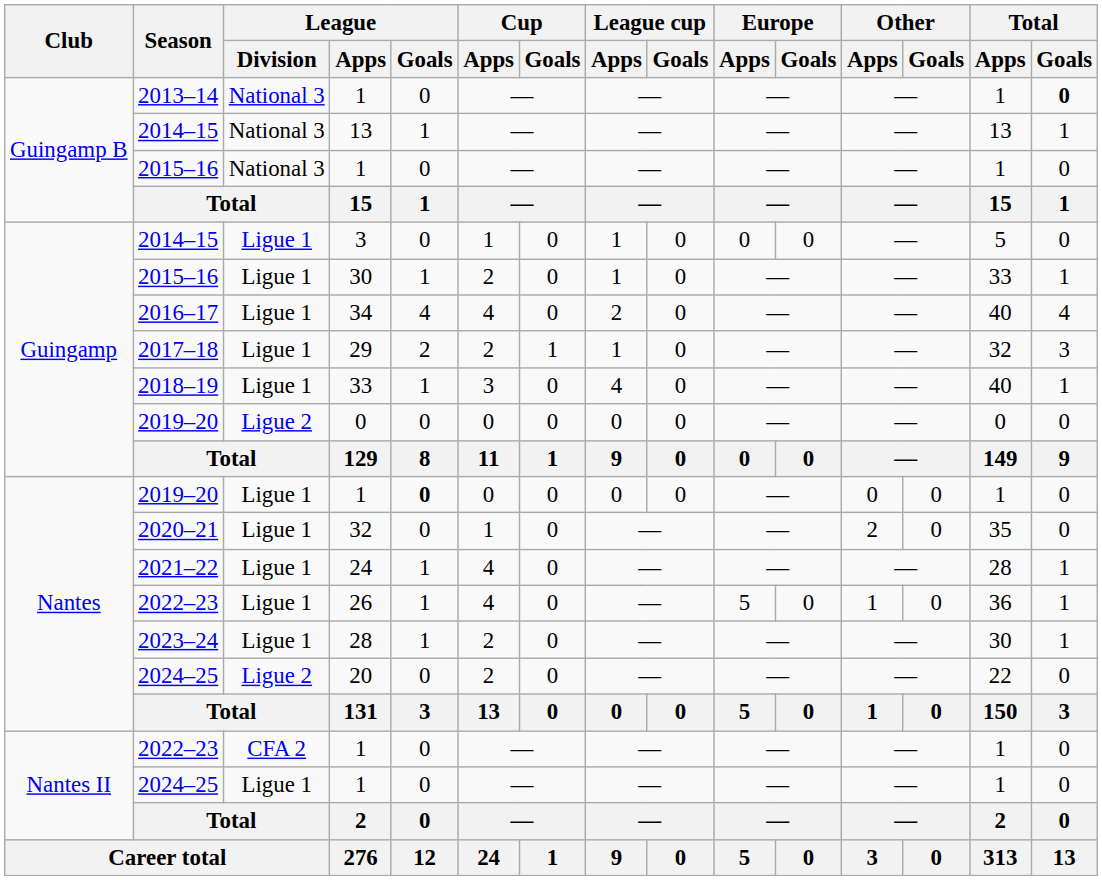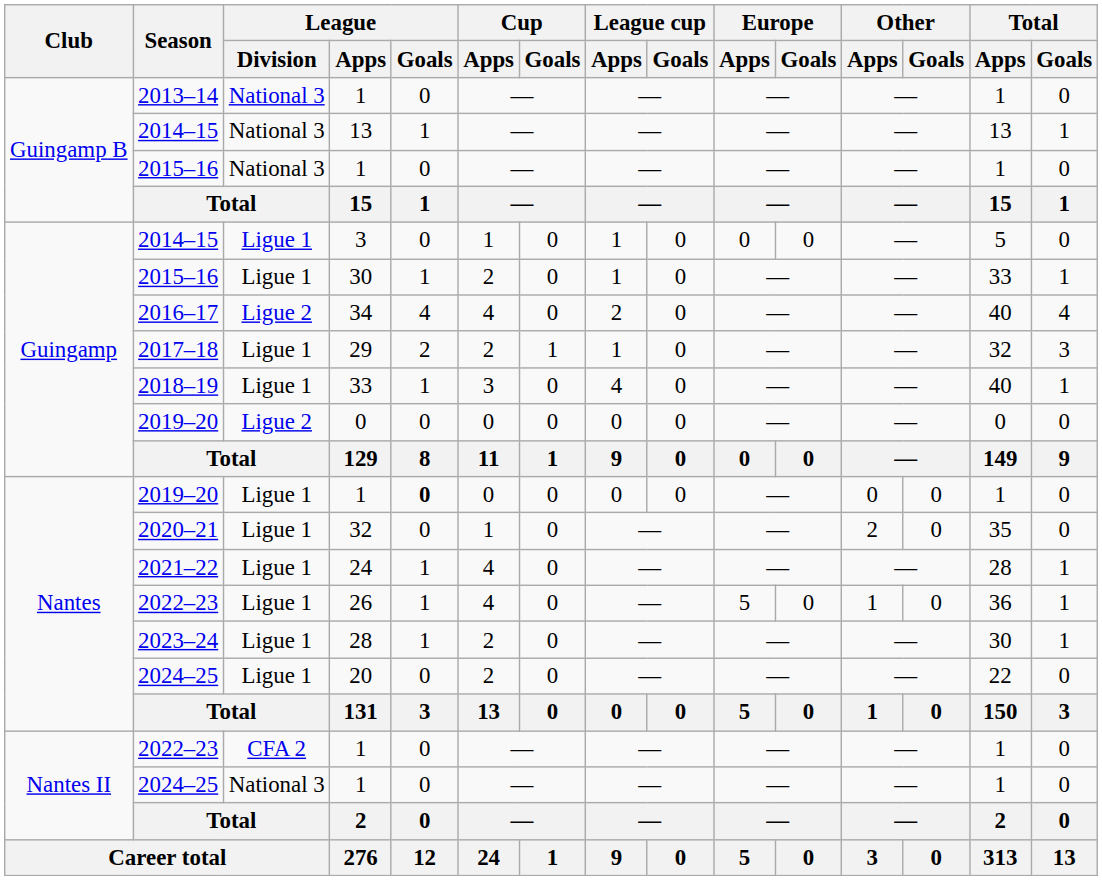(1064, 95) bold -> (1064, 95) normal
(277, 312) Ligue 1 -> (277, 312) Ligue 2
(277, 675) Ligue 2 -> (277, 675) Ligue 1
(277, 784) Ligue 1 -> (277, 784) National 3
